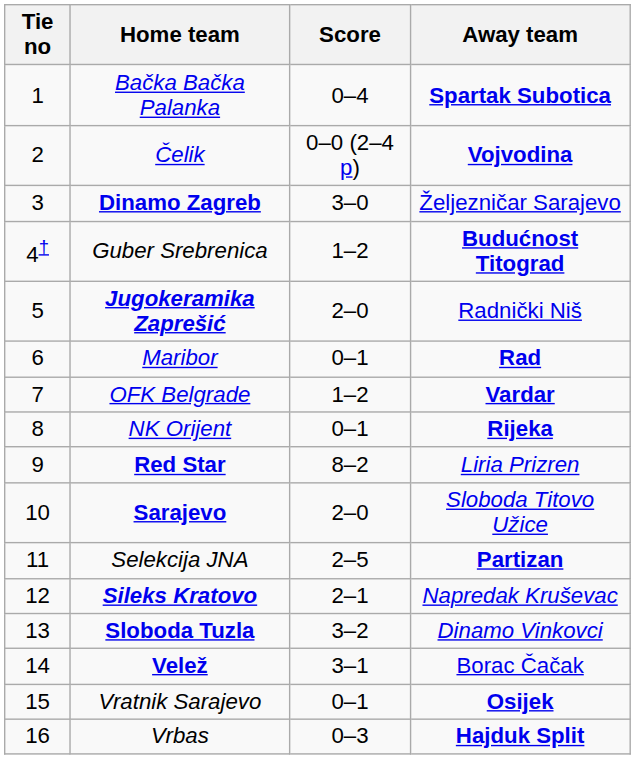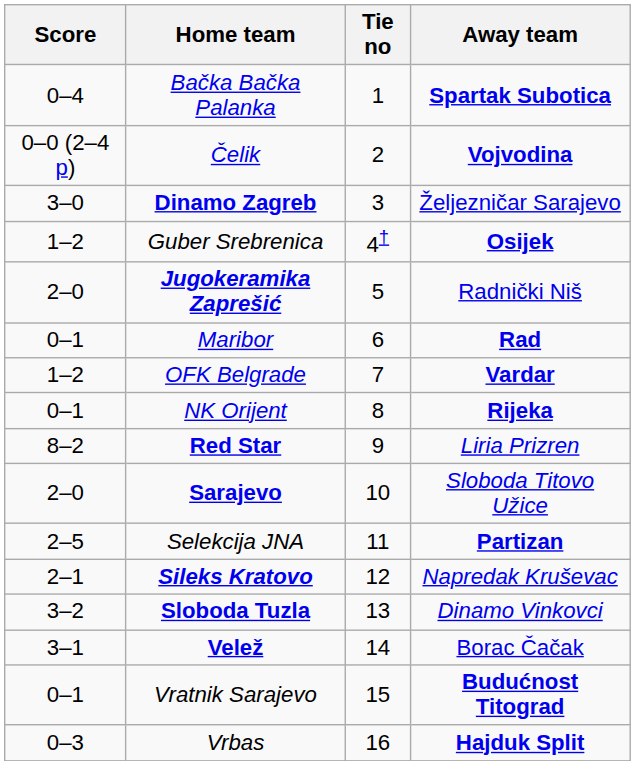columns swapped: (38, 34) <-> (350, 34)
(520, 250) Budućnost Titograd -> (520, 241) Osijek
(520, 701) Osijek -> (520, 694) Budućnost Titograd
